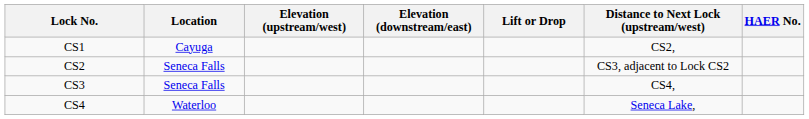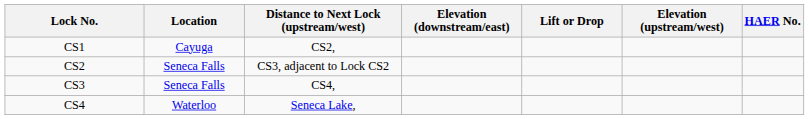columns swapped: (304, 20) <-> (663, 20)
